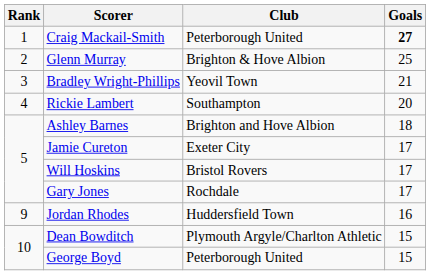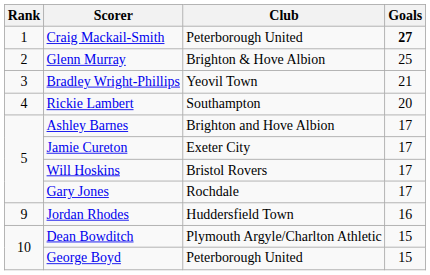(405, 125) 18 -> (405, 125) 17
